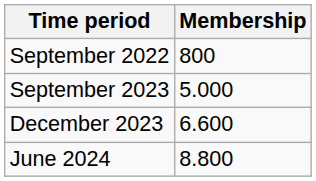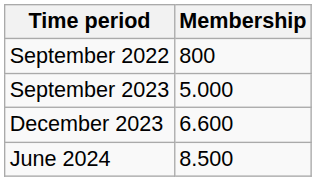(206, 158) 8.800 -> (206, 158) 8.500
